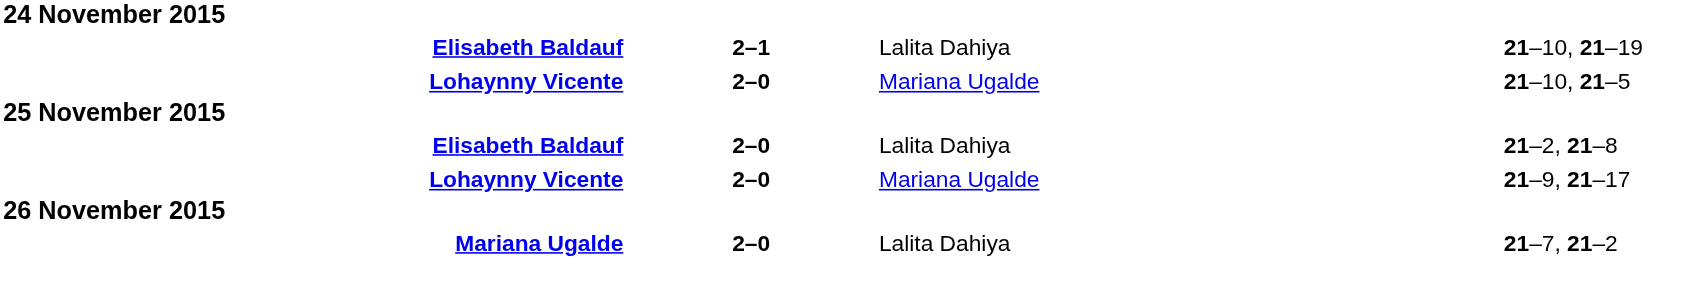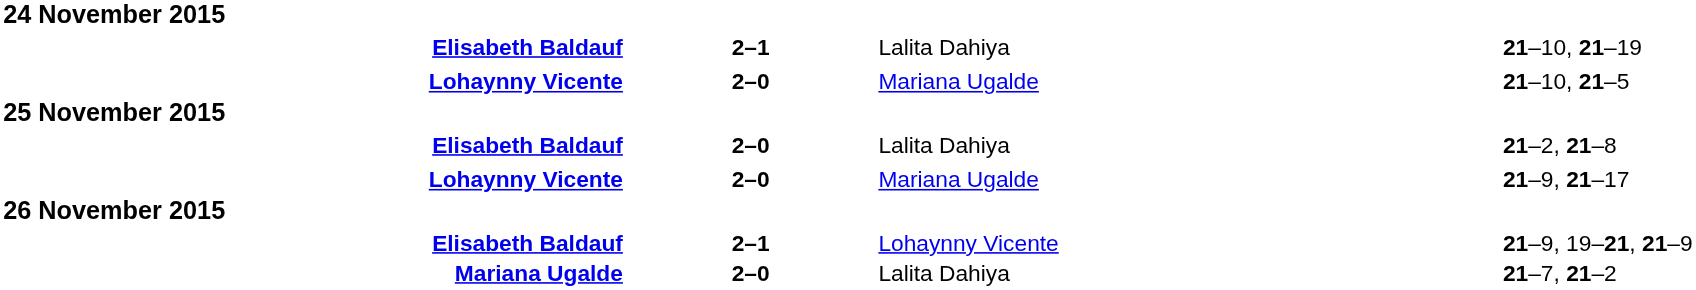+ row: (528, 243)
